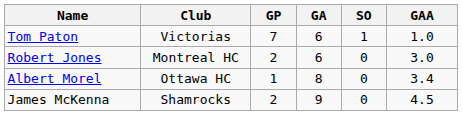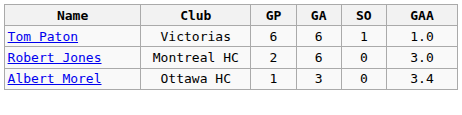(273, 36) 7 -> (273, 36) 6
(319, 79) 8 -> (319, 79) 3
- row: (58, 100)
